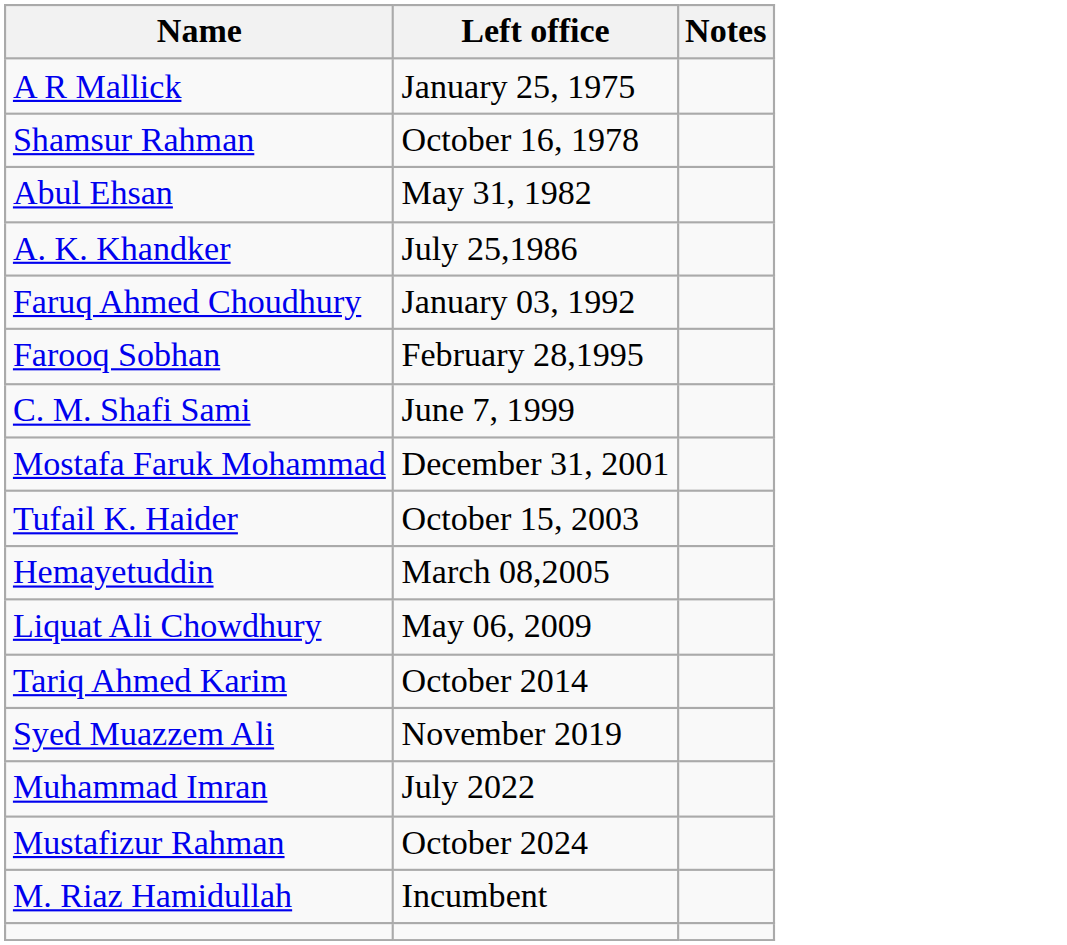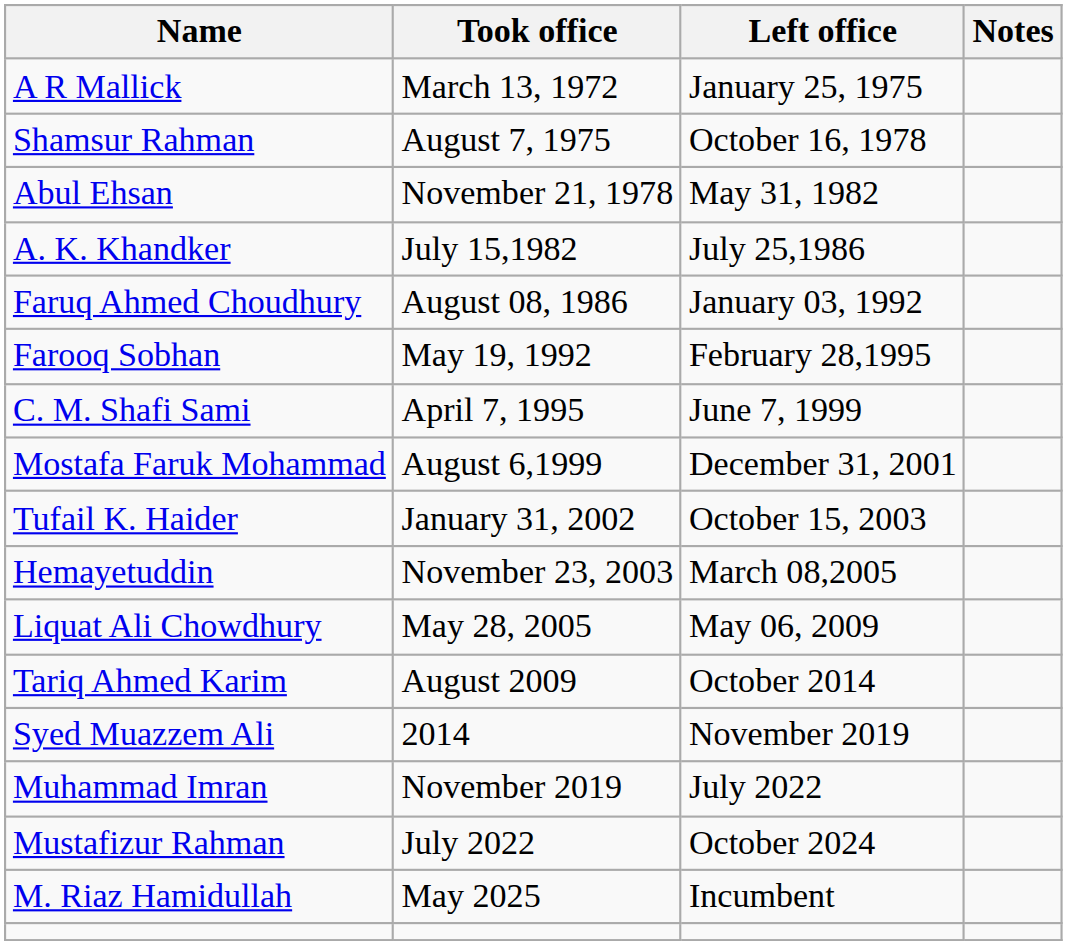+ column: (537, 31)
